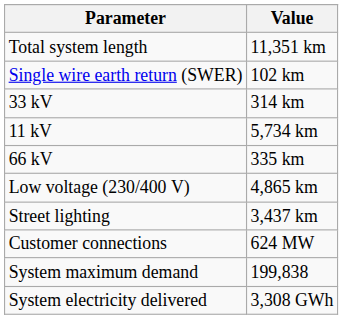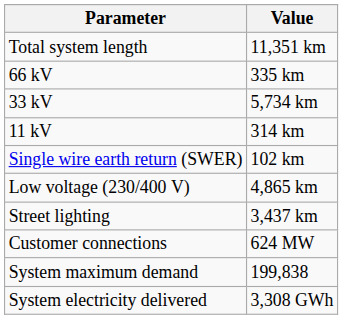rows swapped: (31, 159) <-> (126, 74)
(278, 103) 314 km -> (284, 103) 5,734 km
(284, 131) 5,734 km -> (278, 131) 314 km
